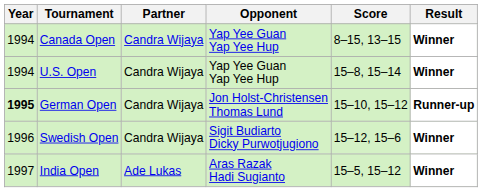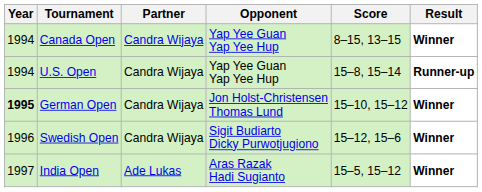(434, 73) Winner -> (444, 73) Runner-up
(444, 105) Runner-up -> (434, 105) Winner
